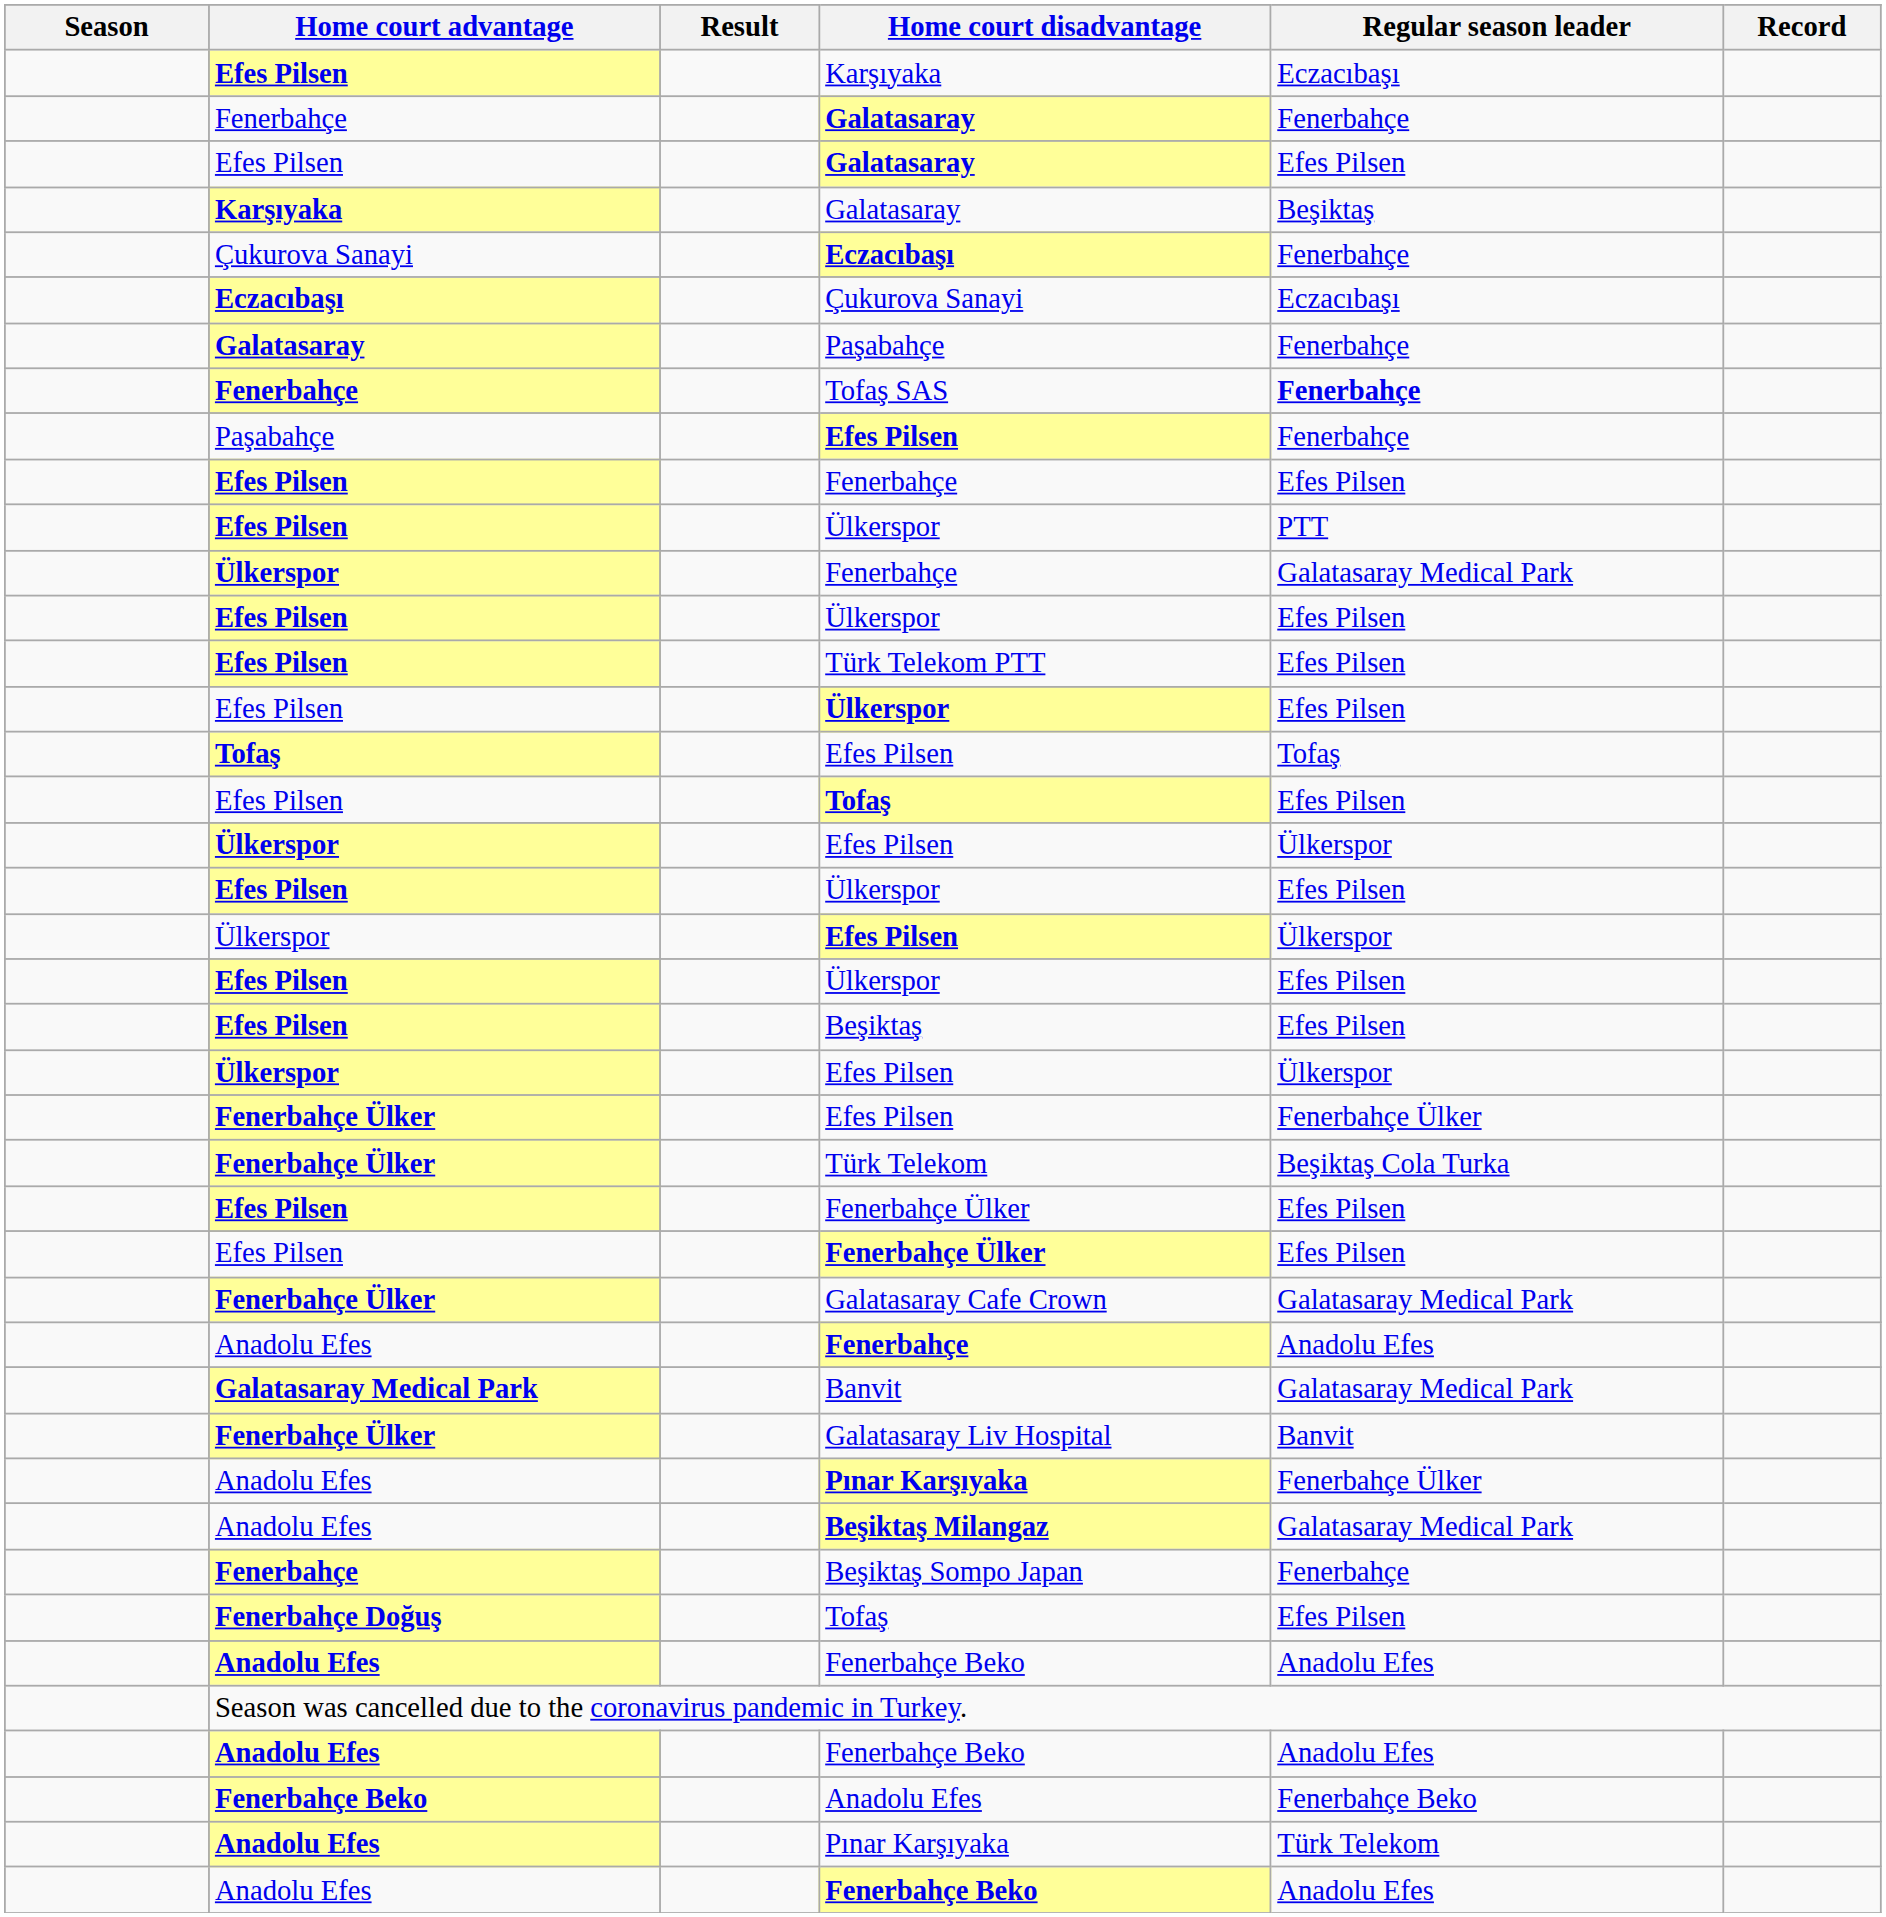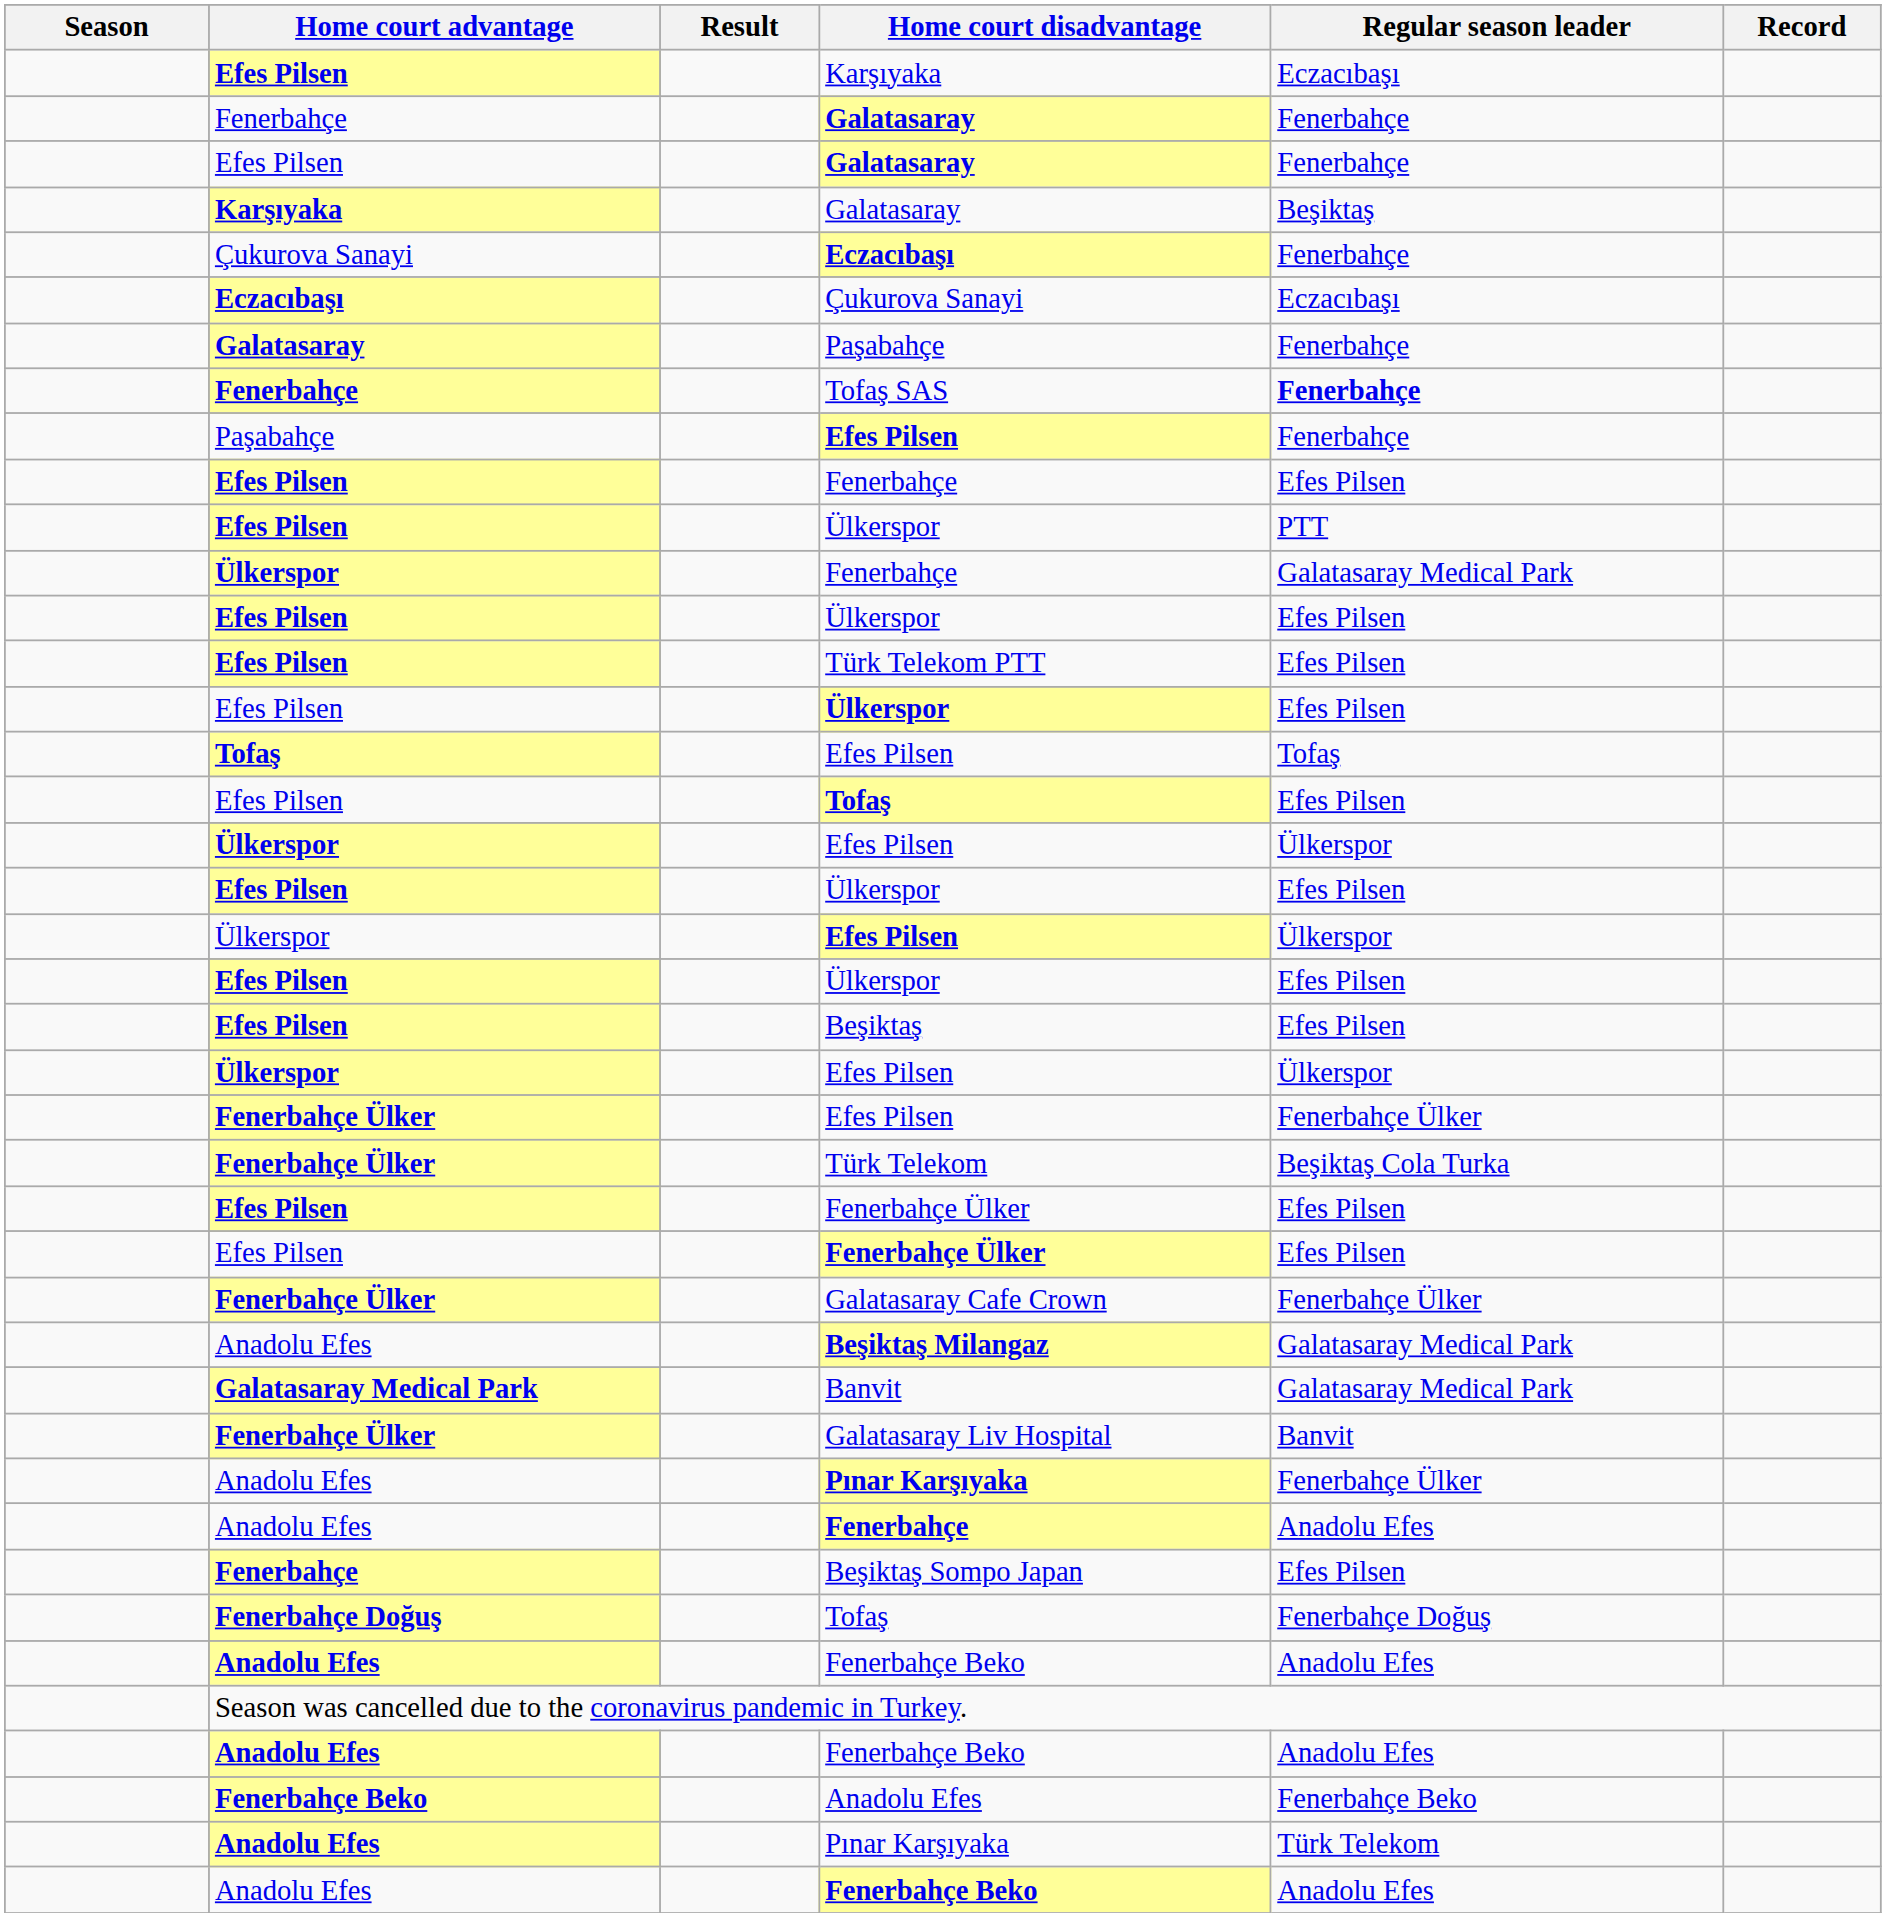(1341, 163) Efes Pilsen -> (1343, 163) Fenerbahçe
(1425, 1299) Galatasaray Medical Park -> (1379, 1299) Fenerbahçe Ülker
rows swapped: (293, 1526) <-> (293, 1344)
(1343, 1571) Fenerbahçe -> (1341, 1571) Efes Pilsen
(1341, 1616) Efes Pilsen -> (1384, 1616) Fenerbahçe Doğuş
